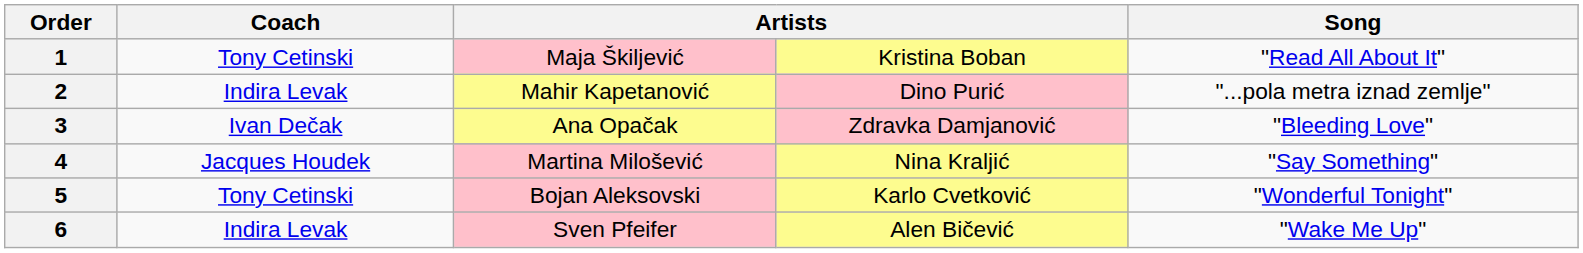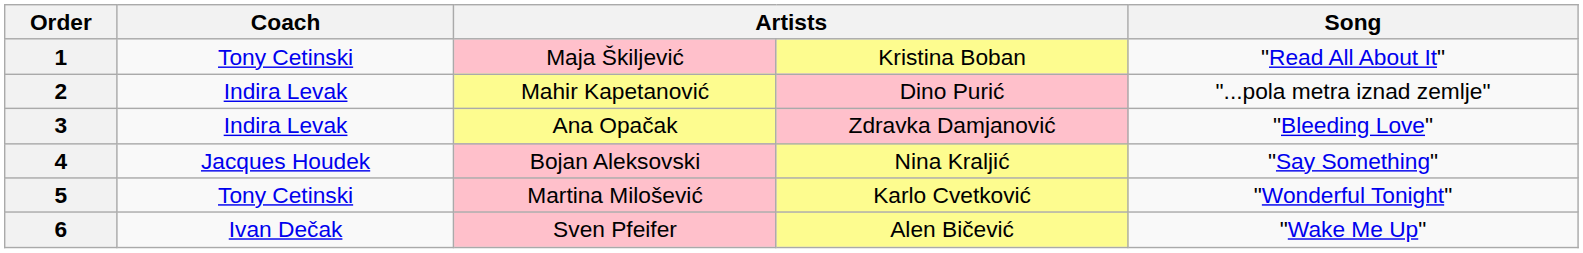(286, 126) Ivan Dečak -> (286, 126) Indira Levak
(615, 160) Martina Milošević -> (615, 160) Bojan Aleksovski
(615, 195) Bojan Aleksovski -> (615, 195) Martina Milošević
(286, 230) Indira Levak -> (286, 230) Ivan Dečak
